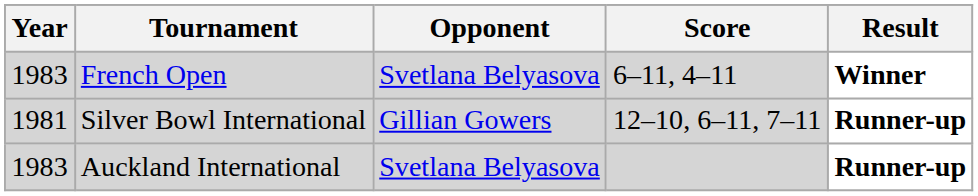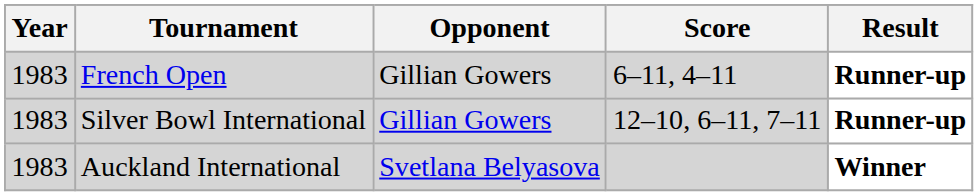(490, 74) Svetlana Belyasova -> (465, 74) Gillian Gowers
(880, 74) Winner -> (900, 74) Runner-up
(40, 120) 1981 -> (40, 120) 1983
(900, 166) Runner-up -> (880, 166) Winner
